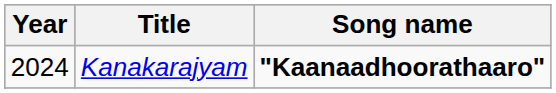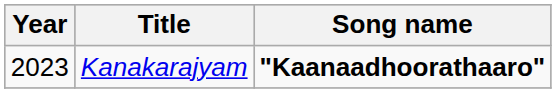(40, 66) 2024 -> (40, 66) 2023
